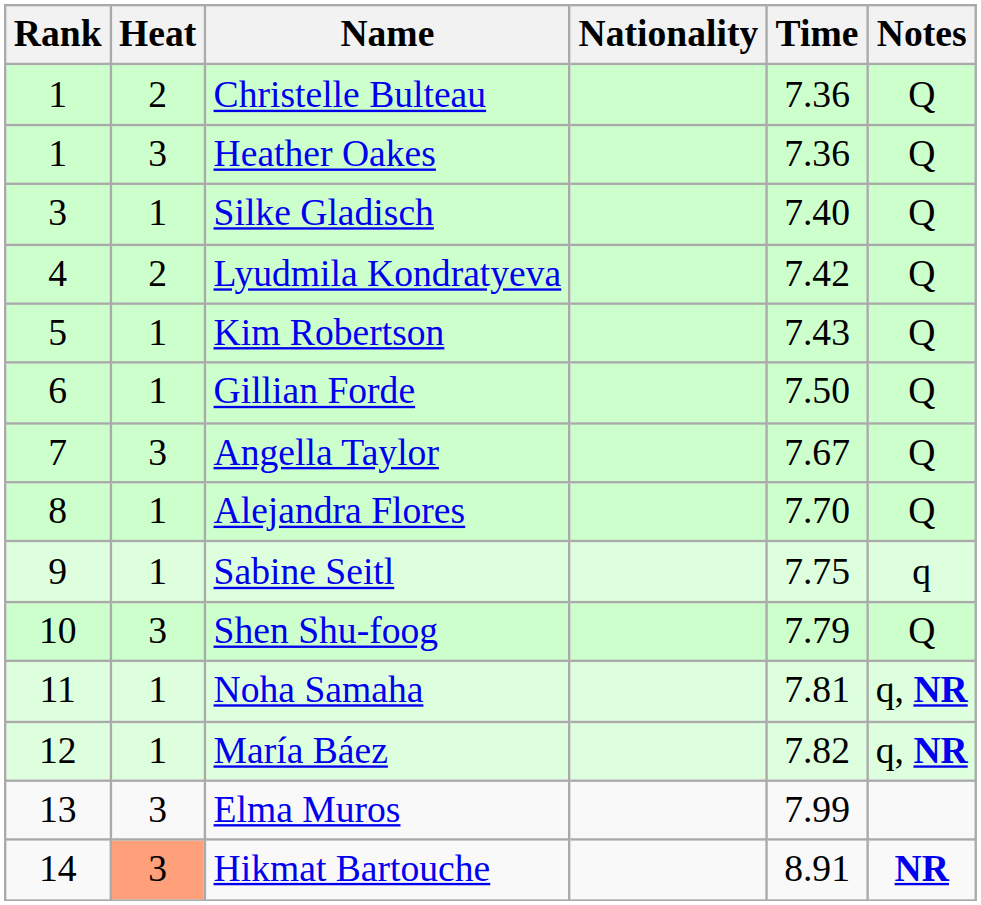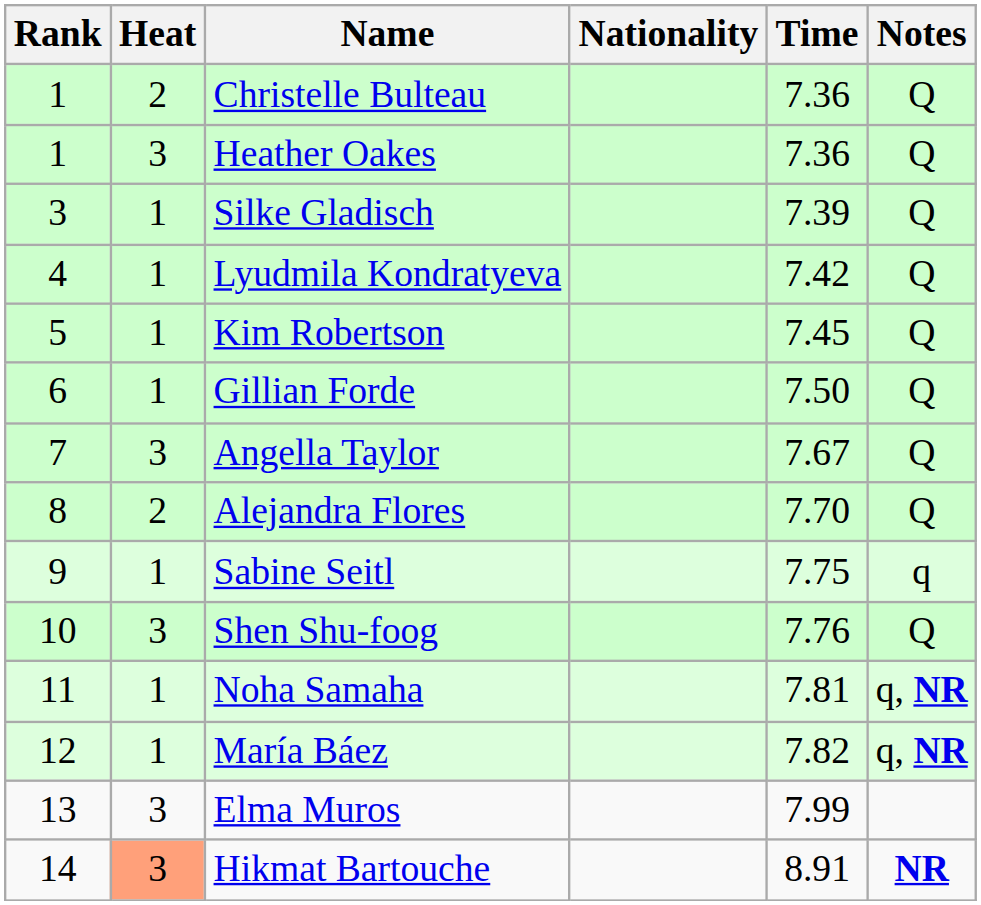(817, 213) 7.40 -> (817, 213) 7.39
(158, 272) 2 -> (158, 272) 1
(817, 332) 7.43 -> (817, 332) 7.45
(158, 511) 1 -> (158, 511) 2
(817, 630) 7.79 -> (817, 630) 7.76
